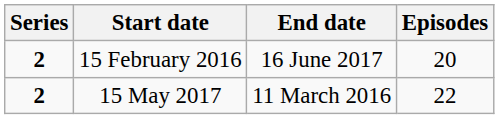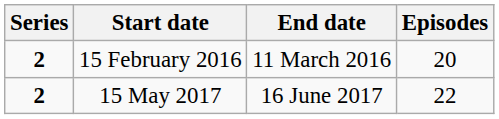(322, 58) 16 June 2017 -> (322, 58) 11 March 2016
(322, 95) 11 March 2016 -> (322, 95) 16 June 2017
